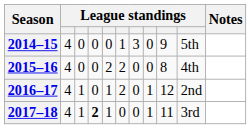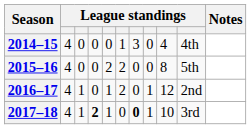(163, 44) 9 -> (163, 44) 4
(190, 44) 5th -> (190, 44) 4th
(190, 67) 4th -> (190, 67) 5th
(136, 112) normal -> (136, 112) bold
(167, 112) 11 -> (167, 112) 10
